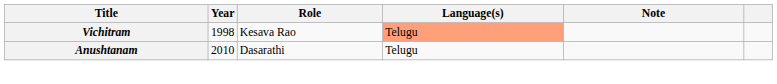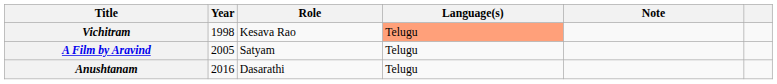+ row: (106, 50)
(223, 50) 2010 -> (223, 69) 2016
